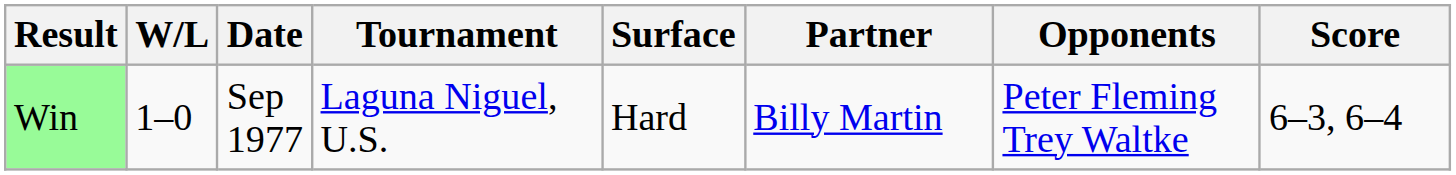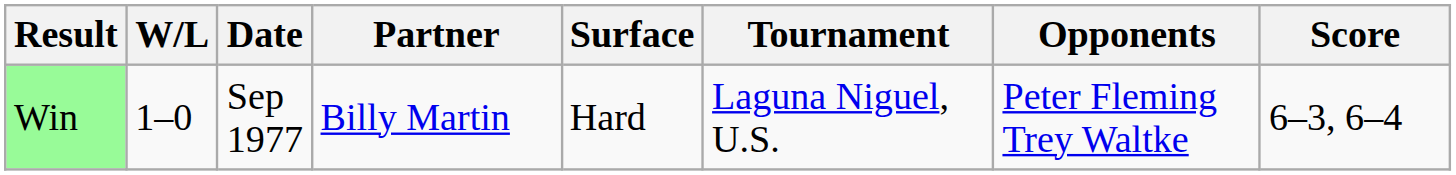columns swapped: (457, 34) <-> (869, 34)
